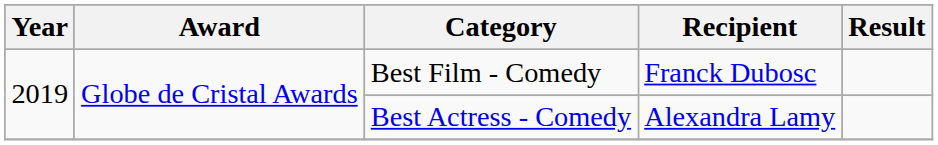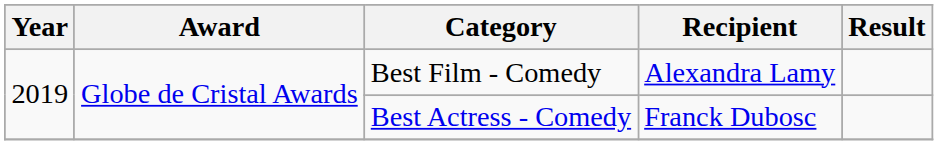(730, 71) Franck Dubosc -> (740, 71) Alexandra Lamy
(740, 116) Alexandra Lamy -> (730, 116) Franck Dubosc
